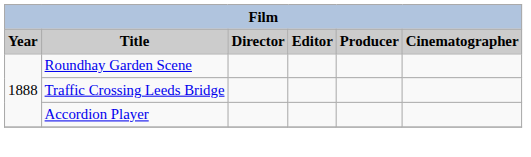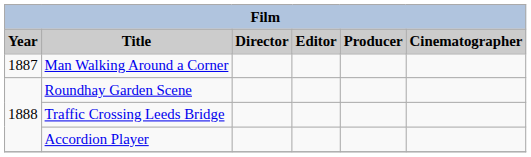+ row: (136, 66)
